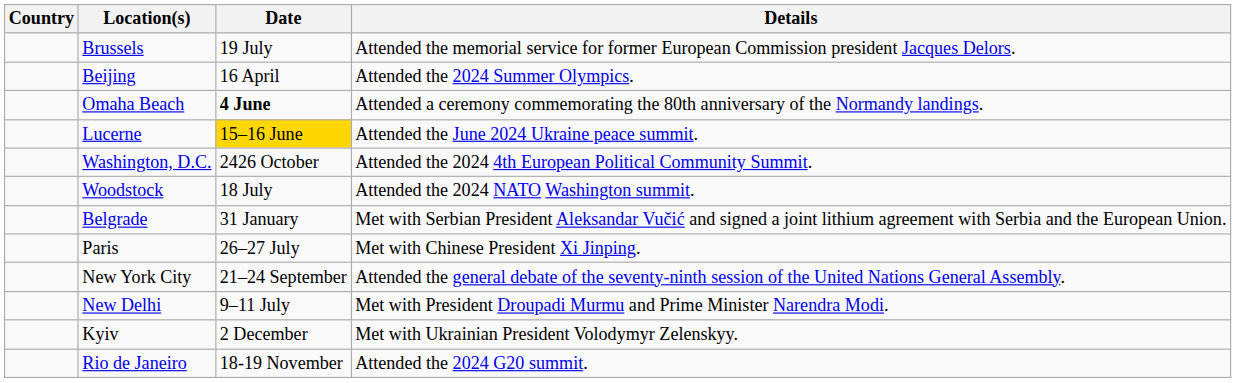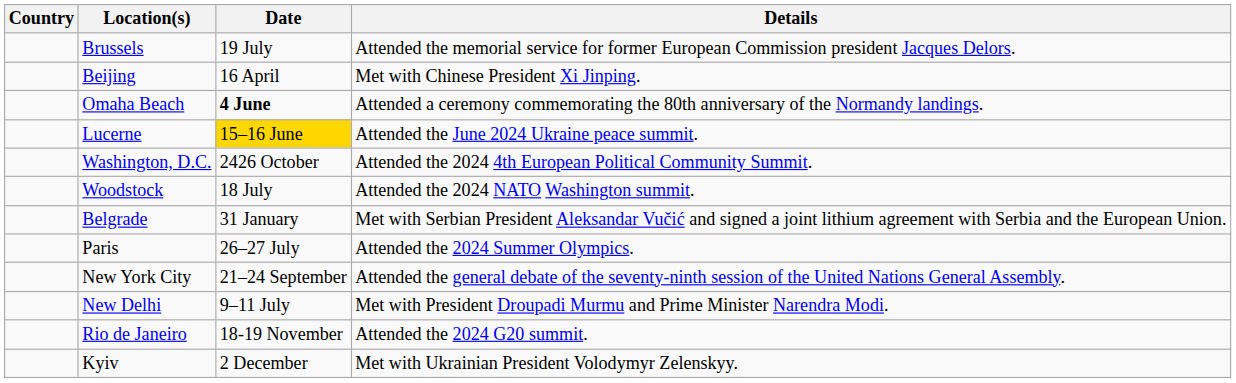(495, 76) Attended the 2024 Summer Olympics. -> (498, 76) Met with Chinese President Xi Jinping.
(498, 248) Met with Chinese President Xi Jinping. -> (495, 248) Attended the 2024 Summer Olympics.
rows swapped: (135, 362) <-> (100, 334)
